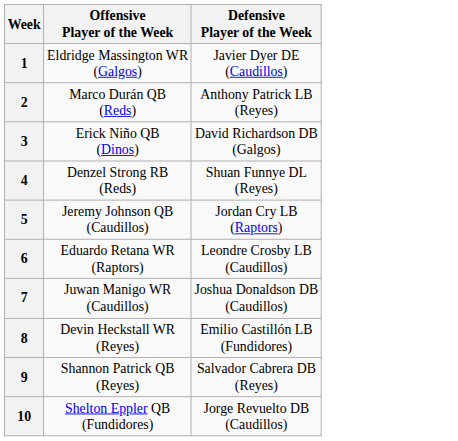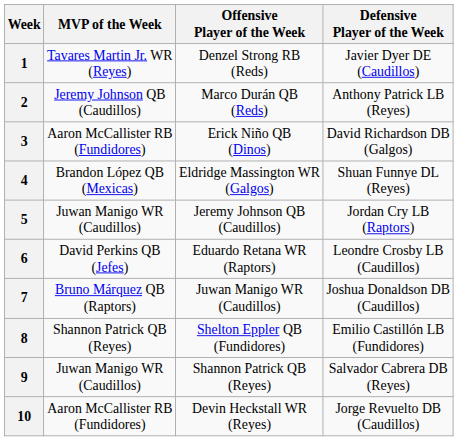+ column: (110, 24)
(118, 63) Eldridge Massington WR (Galgos) -> (250, 63) Denzel Strong RB (Reds)
(118, 181) Denzel Strong RB (Reds) -> (250, 181) Eldridge Massington WR (Galgos)
(118, 337) Devin Heckstall WR (Reyes) -> (250, 337) Shelton Eppler QB (Fundidores)
(118, 416) Shelton Eppler QB (Fundidores) -> (249, 416) Devin Heckstall WR (Reyes)
